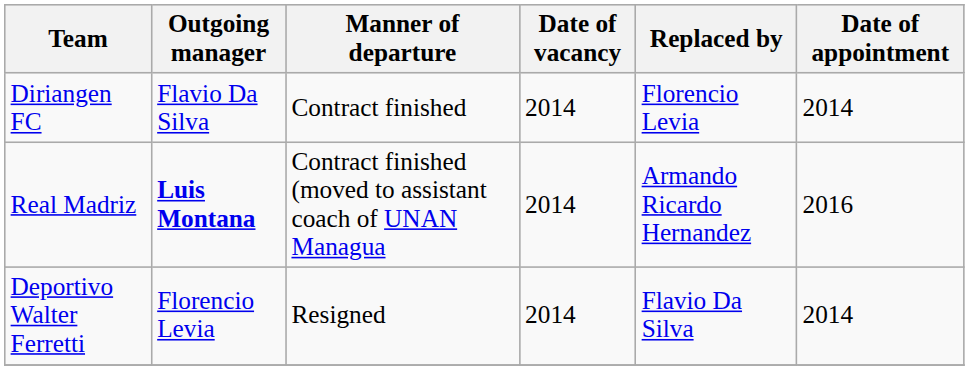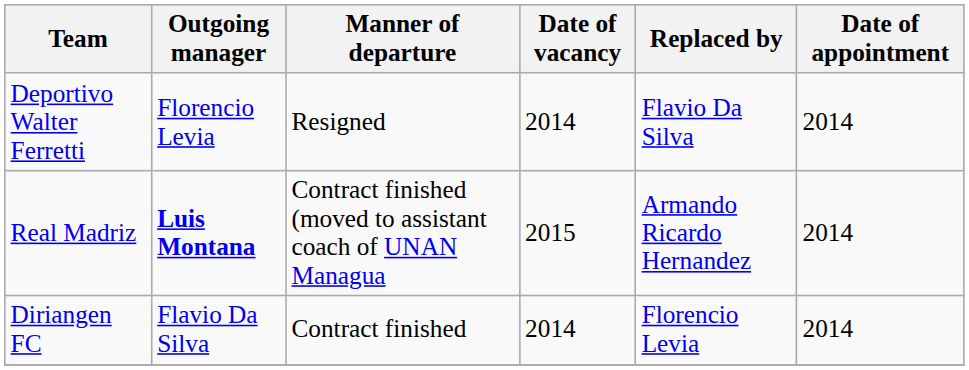rows swapped: (62, 315) <-> (61, 107)
(550, 204) 2014 -> (550, 232) 2015
(828, 204) 2016 -> (828, 232) 2014
